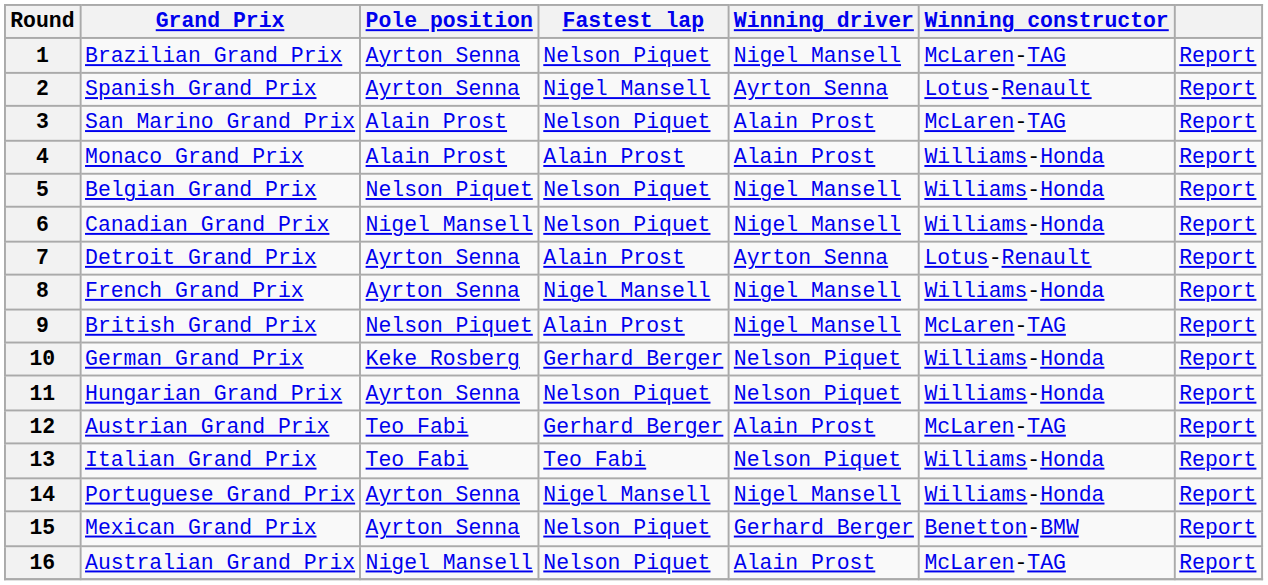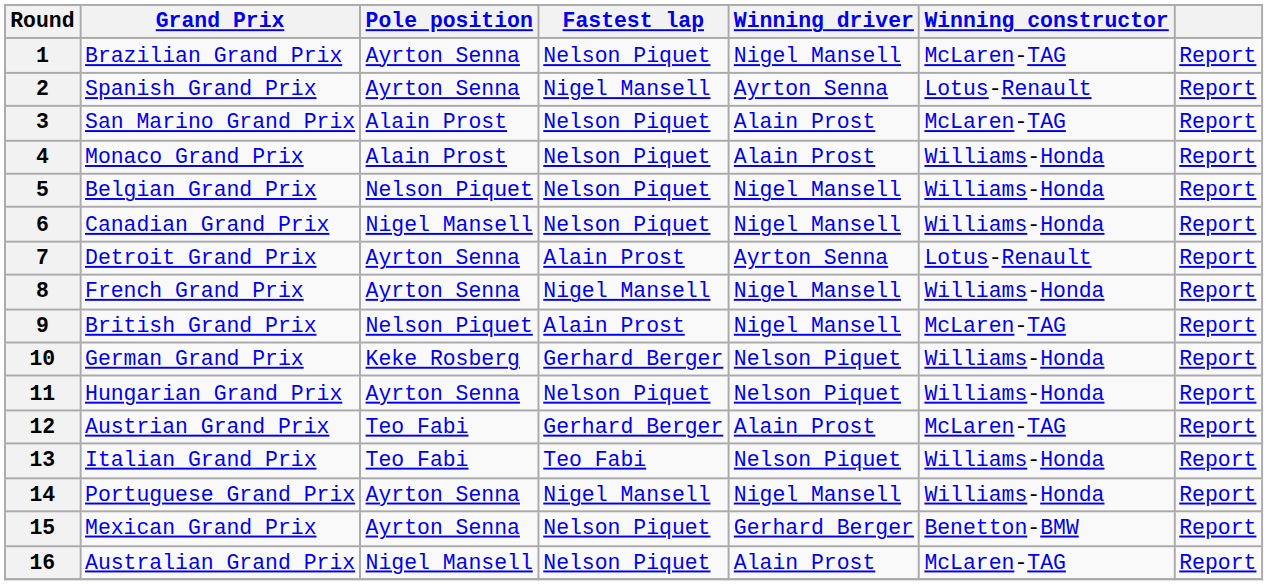(614, 157) Alain Prost -> (627, 157) Nelson Piquet
